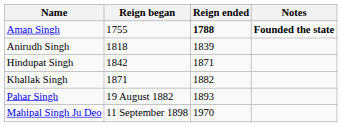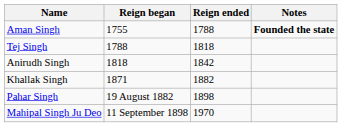(204, 29) bold -> (204, 29) normal
+ row: (27, 46)
(204, 46) 1839 -> (204, 63) 1842
- row: (40, 63)
(204, 96) 1893 -> (204, 96) 1898
